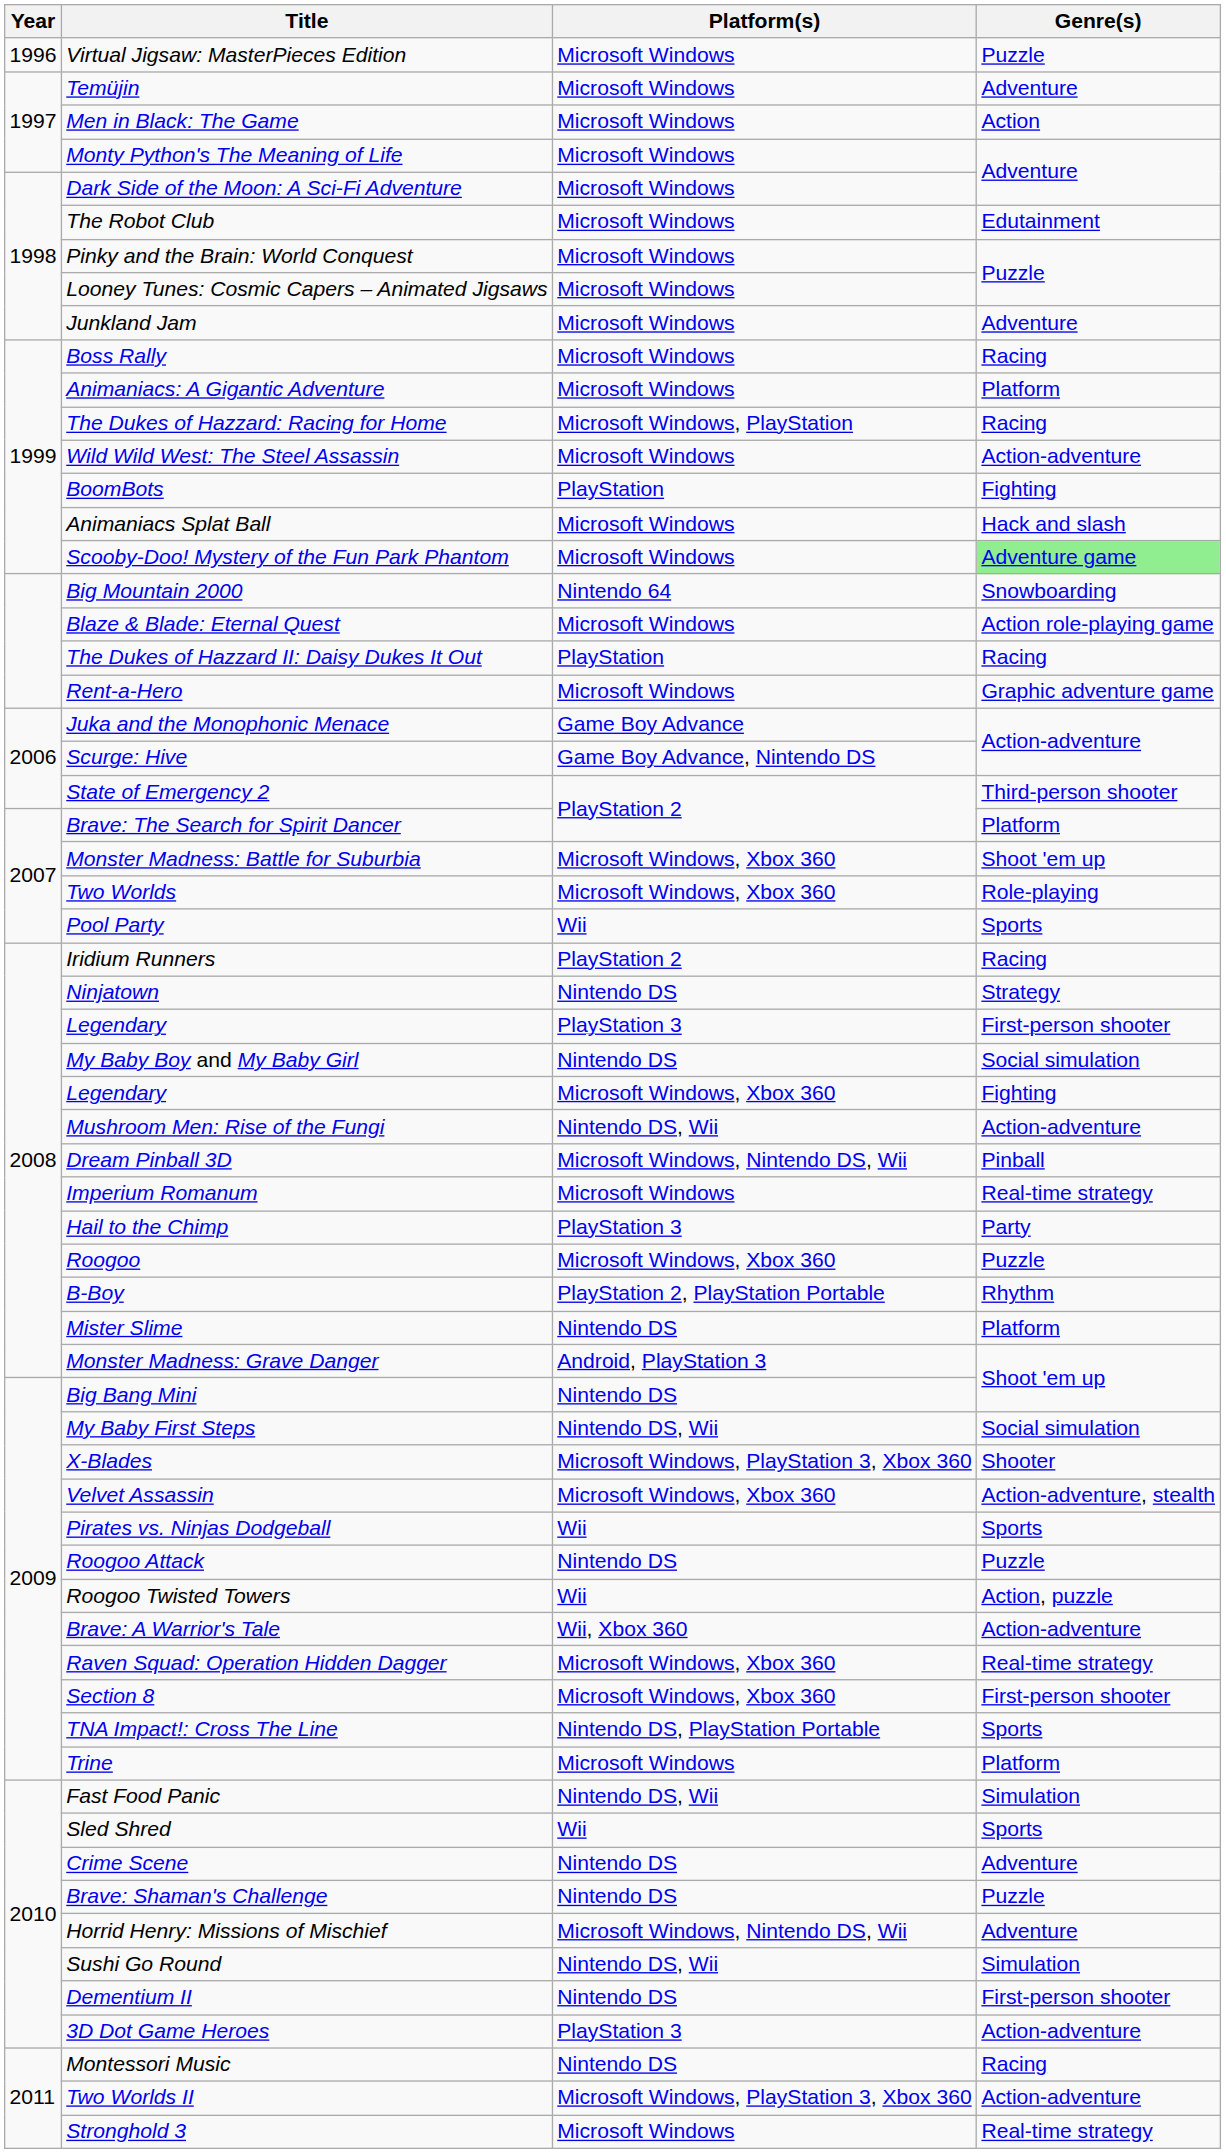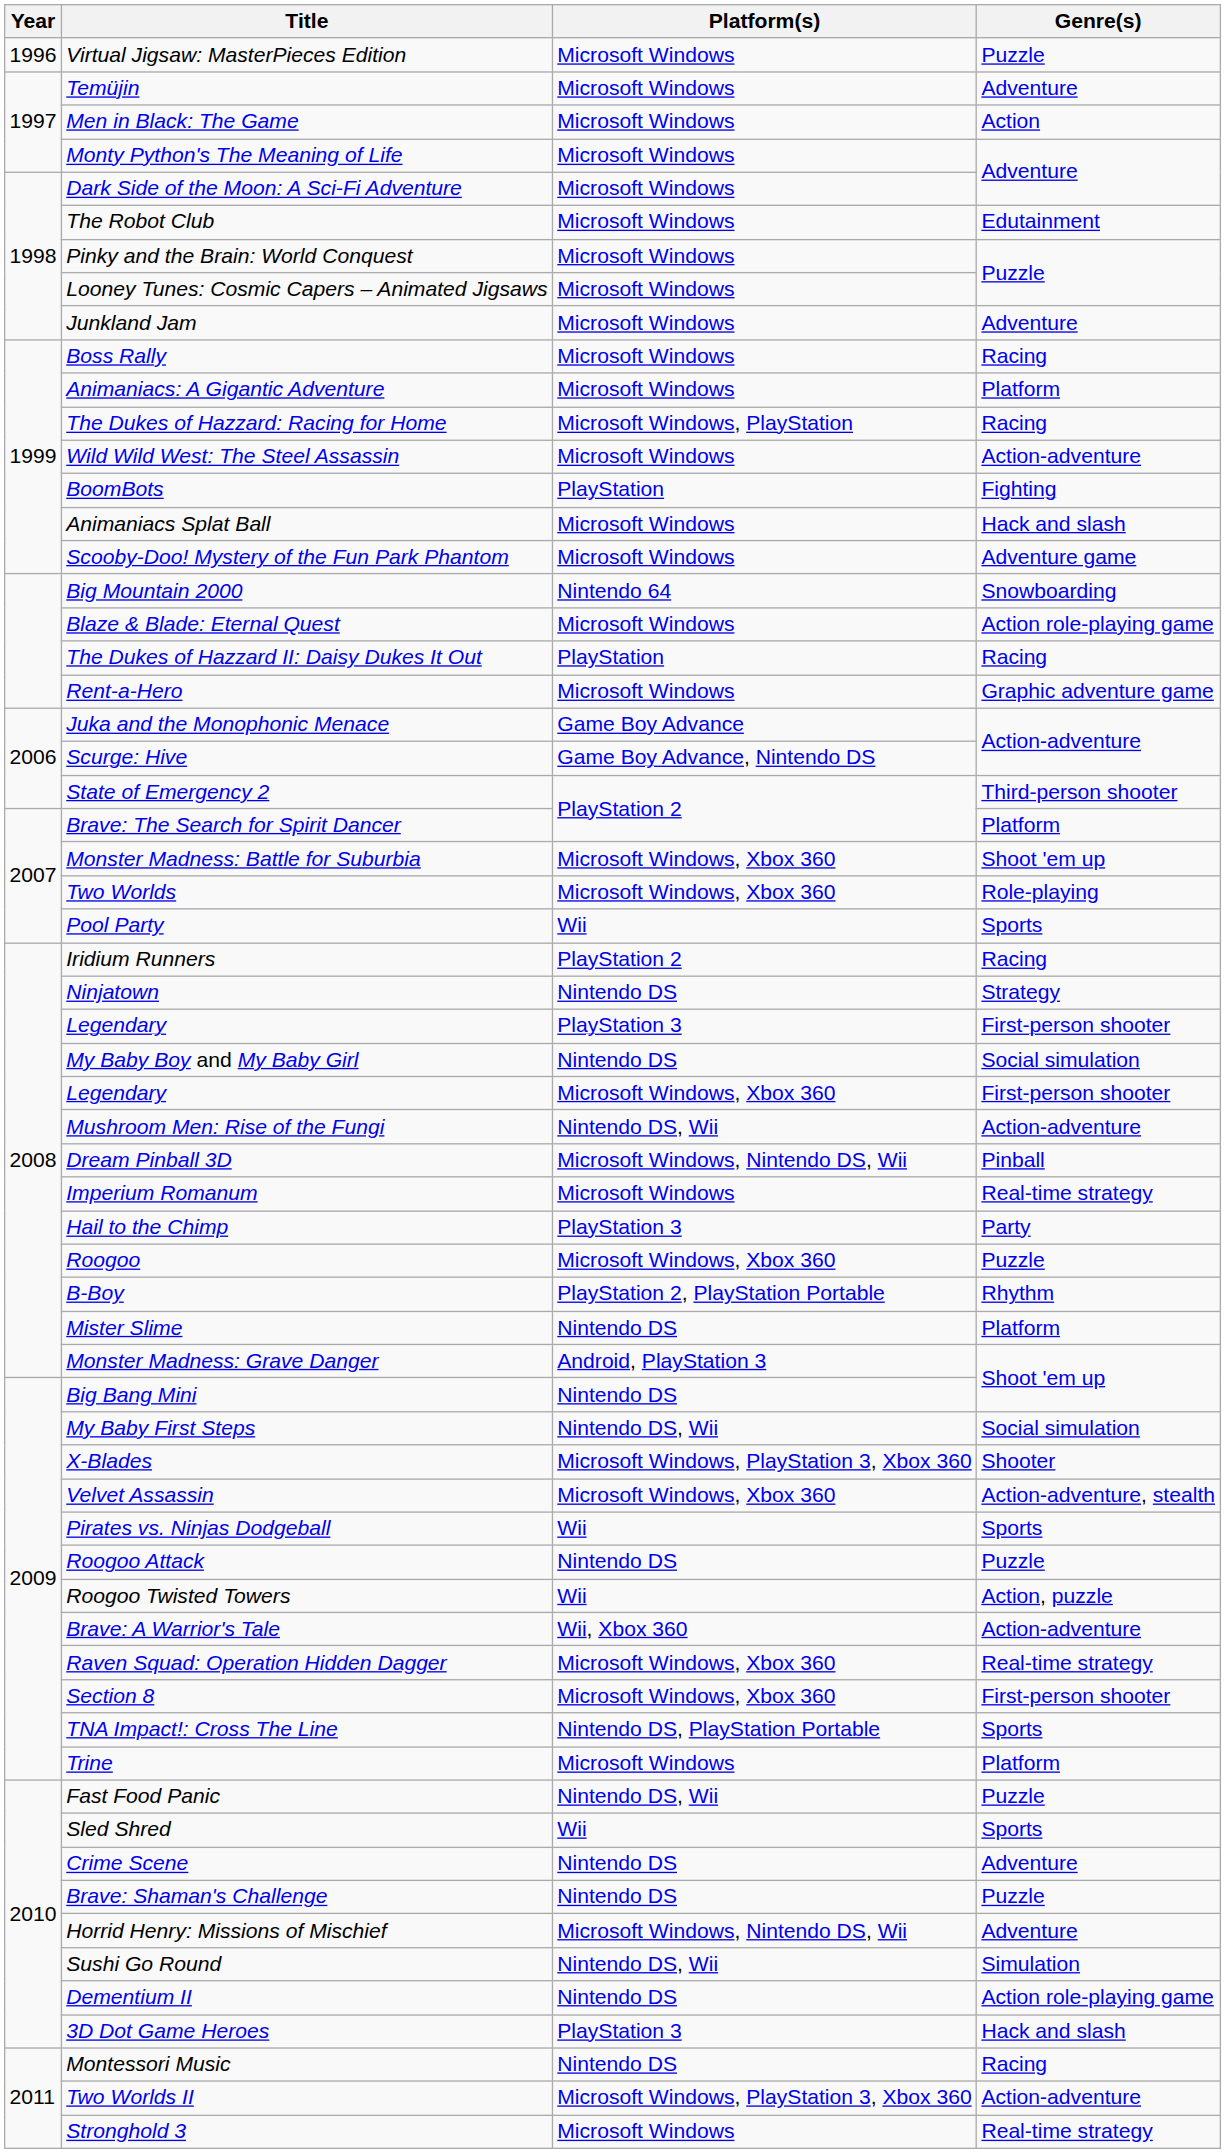(1059, 557) lightgreen background -> (1059, 557) no background
(1019, 1093) Fighting -> (1076, 1093) First-person shooter
(1031, 1796) Simulation -> (1013, 1796) Puzzle
(1076, 1997) First-person shooter -> (1098, 1997) Action role-playing game
(1061, 2030) Action-adventure -> (1054, 2030) Hack and slash
